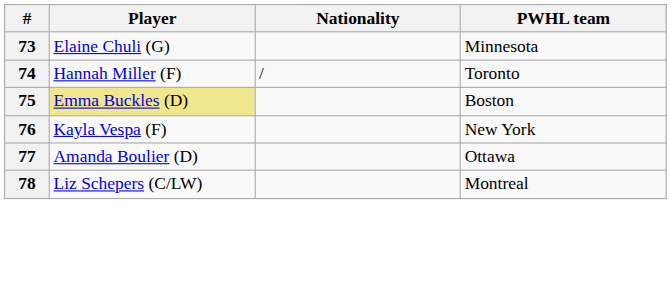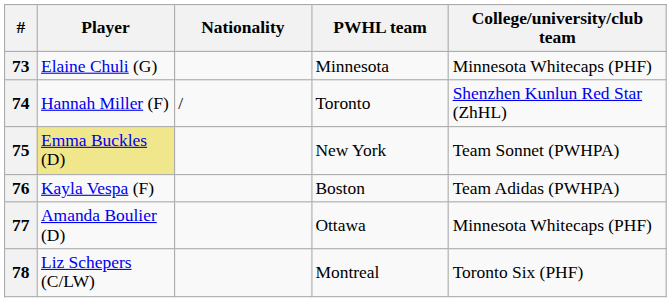+ column: (557, 28)
(489, 101) Boston -> (351, 150) New York
(500, 128) New York -> (340, 187) Boston
